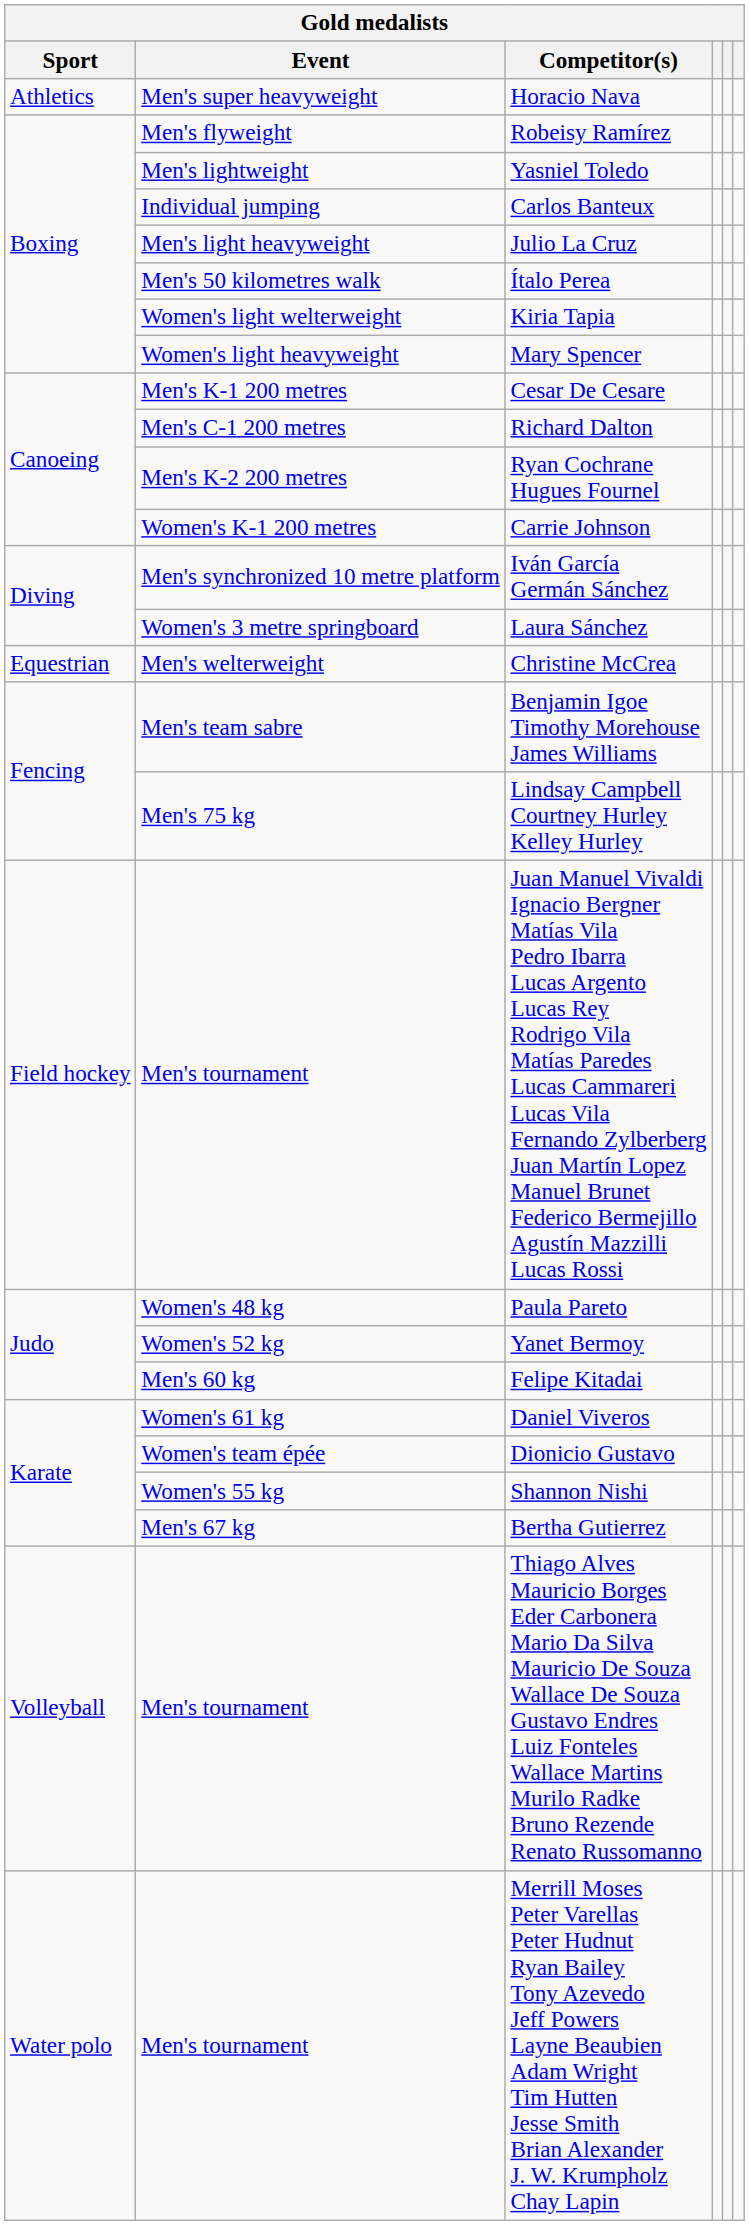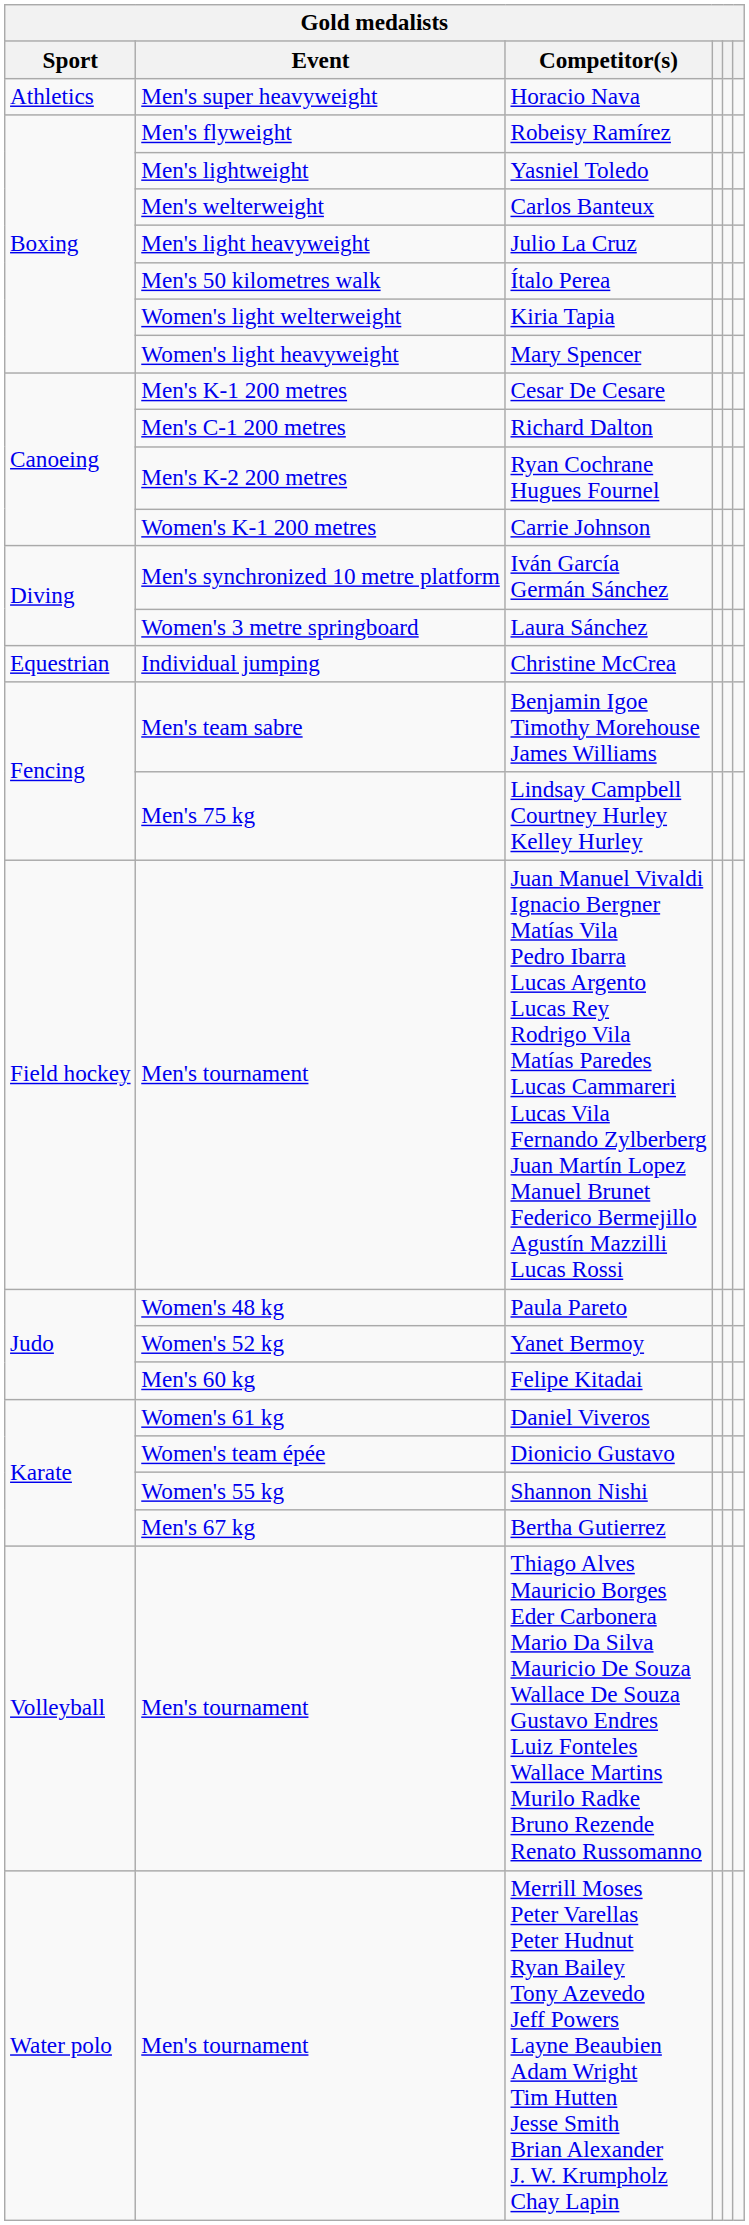(231, 206) Individual jumping -> (233, 206) Men's welterweight
(233, 663) Men's welterweight -> (231, 663) Individual jumping
